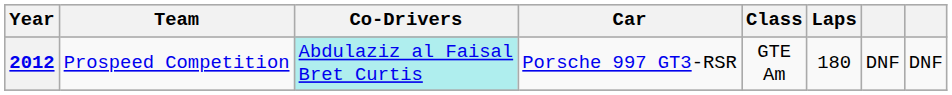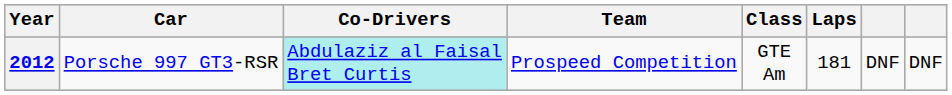columns swapped: (177, 20) <-> (630, 20)
(834, 63) 180 -> (834, 63) 181
